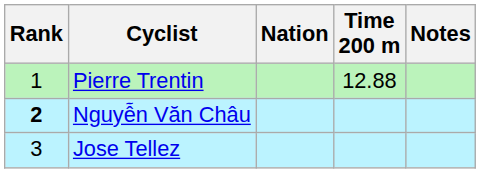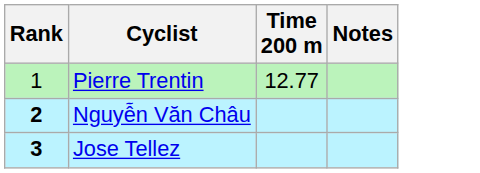- column: (295, 33)
(369, 80) 12.88 -> (292, 80) 12.77
(36, 149) normal -> (36, 149) bold
